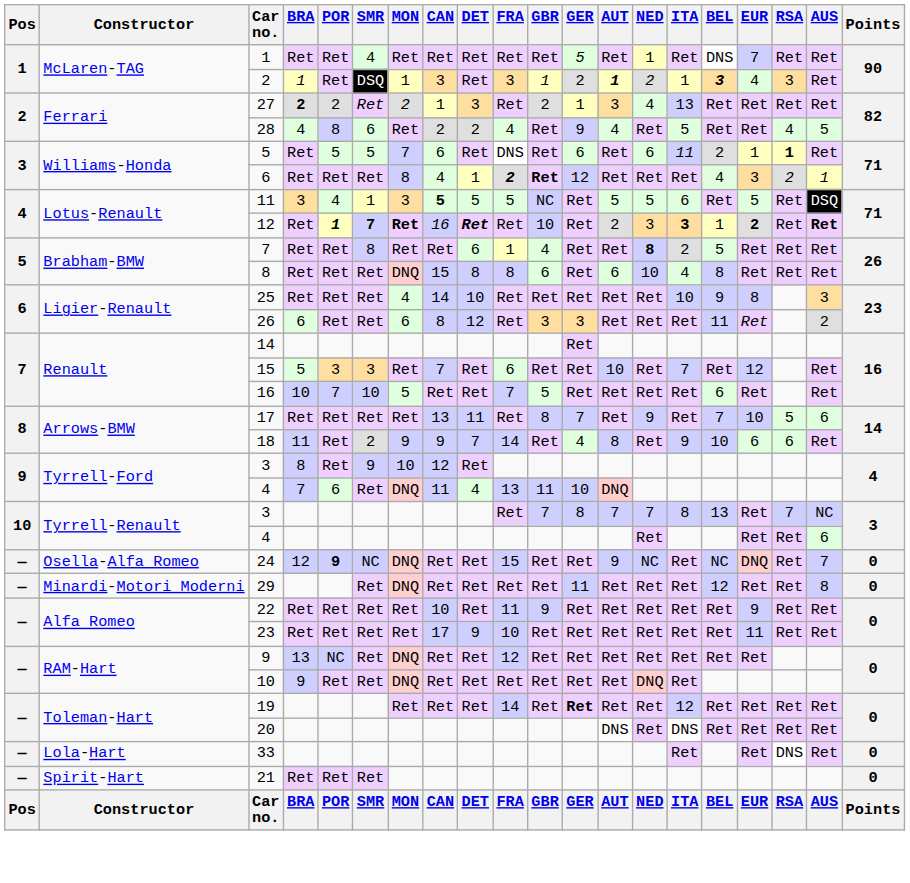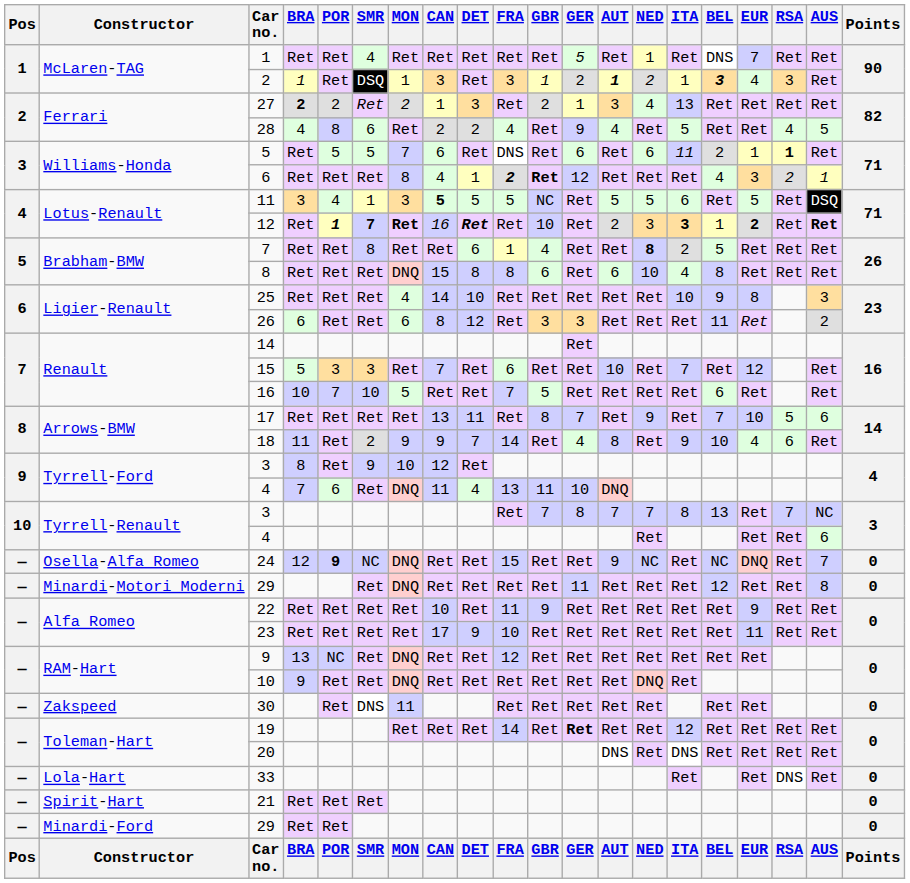(755, 442) 6 -> (755, 442) 4
+ row: (80, 706)
+ row: (98, 826)
